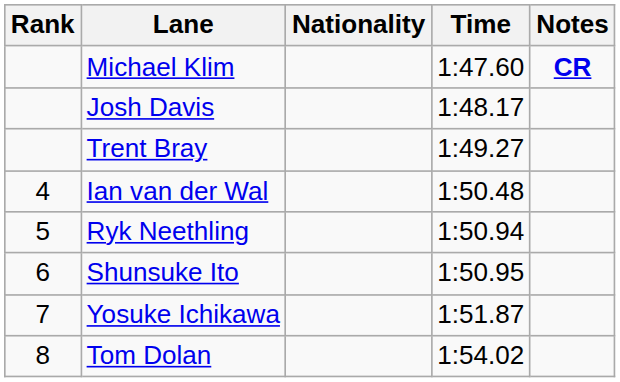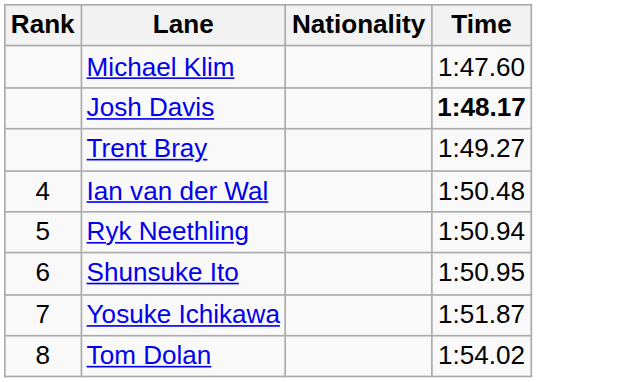- column: (573, 25)
(481, 107) normal -> (482, 107) bold
